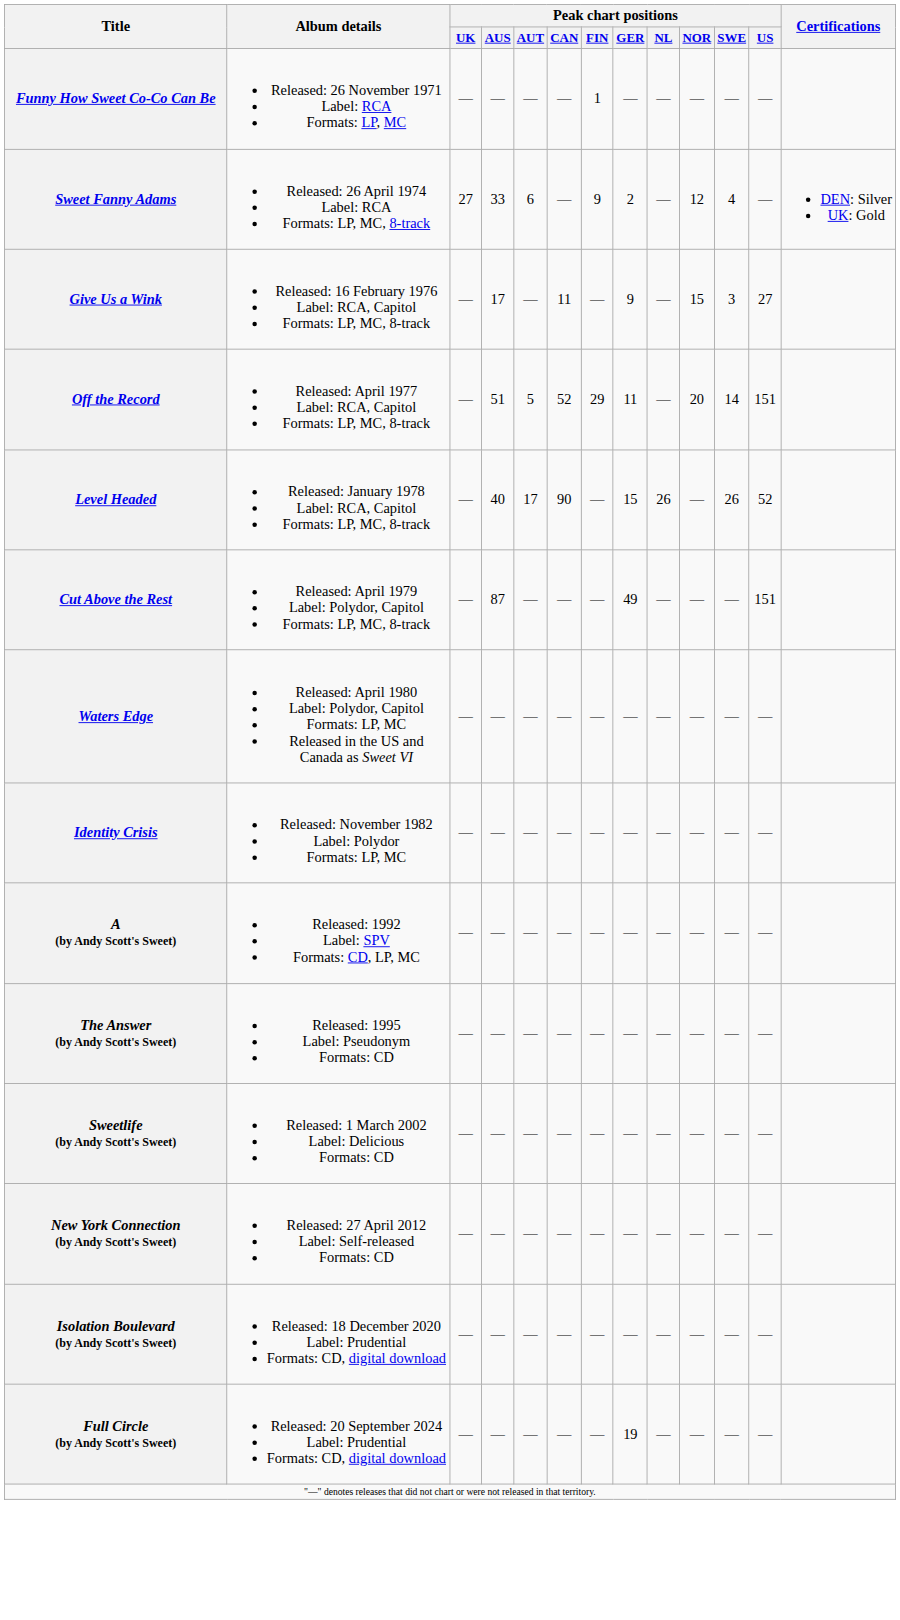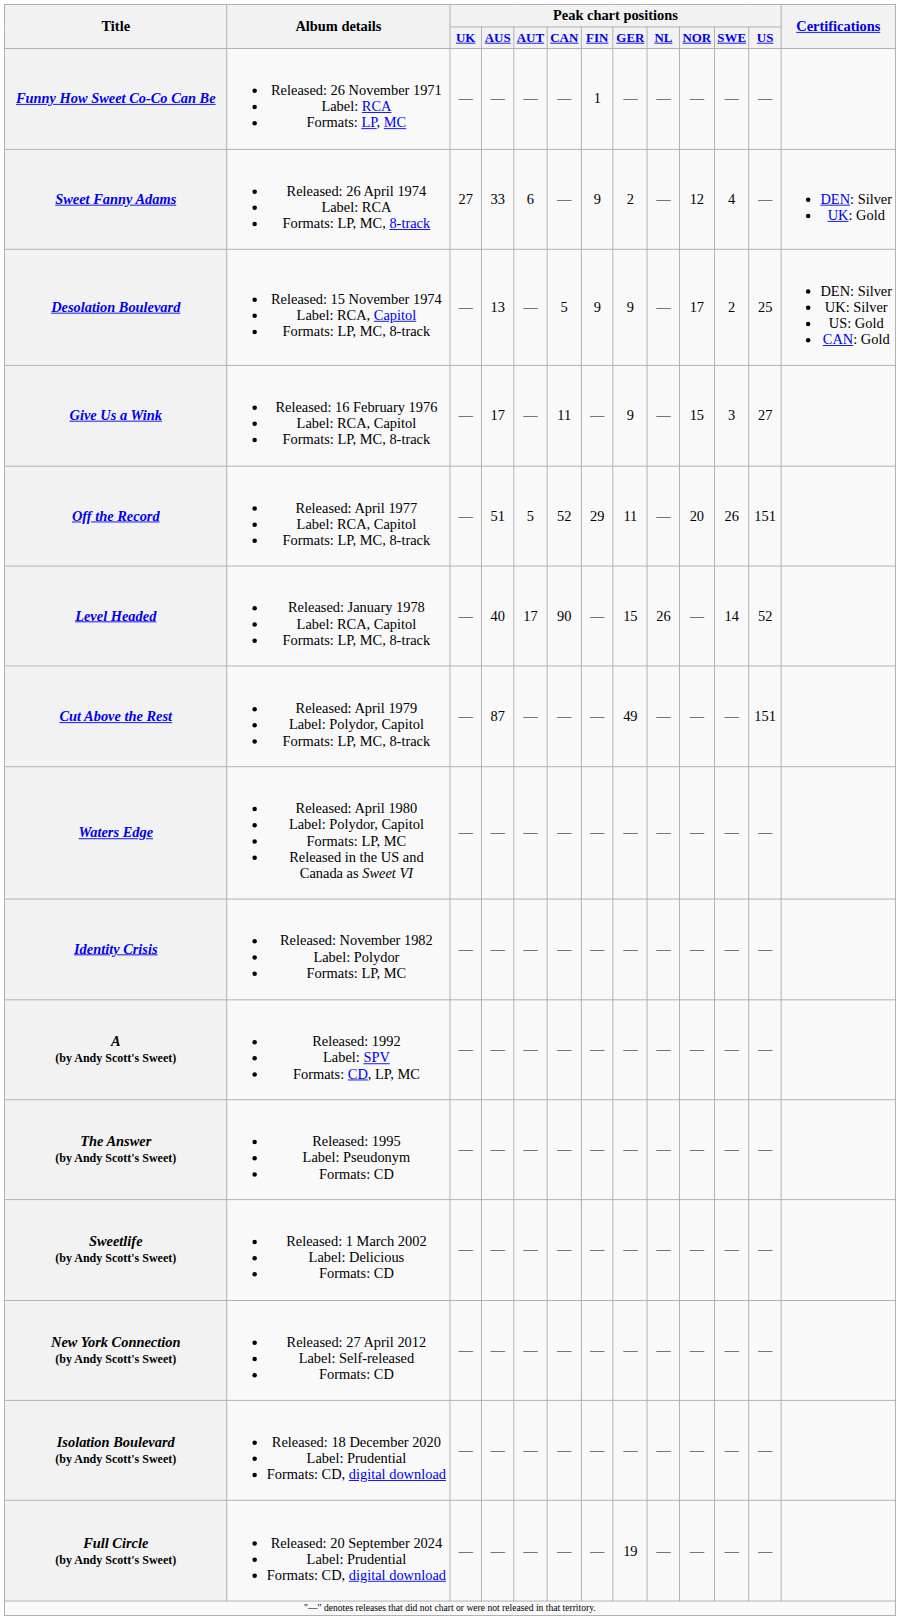+ row: (116, 307)
(732, 399) 14 -> (732, 515) 26
(732, 499) 26 -> (732, 616) 14
